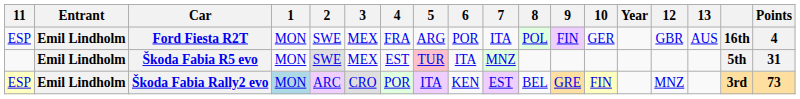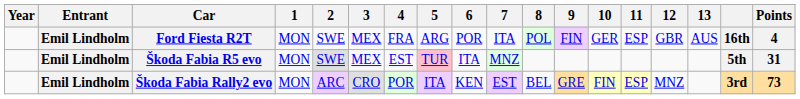columns swapped: (634, 16) <-> (19, 16)
(291, 83) lightblue background -> (294, 83) no background
